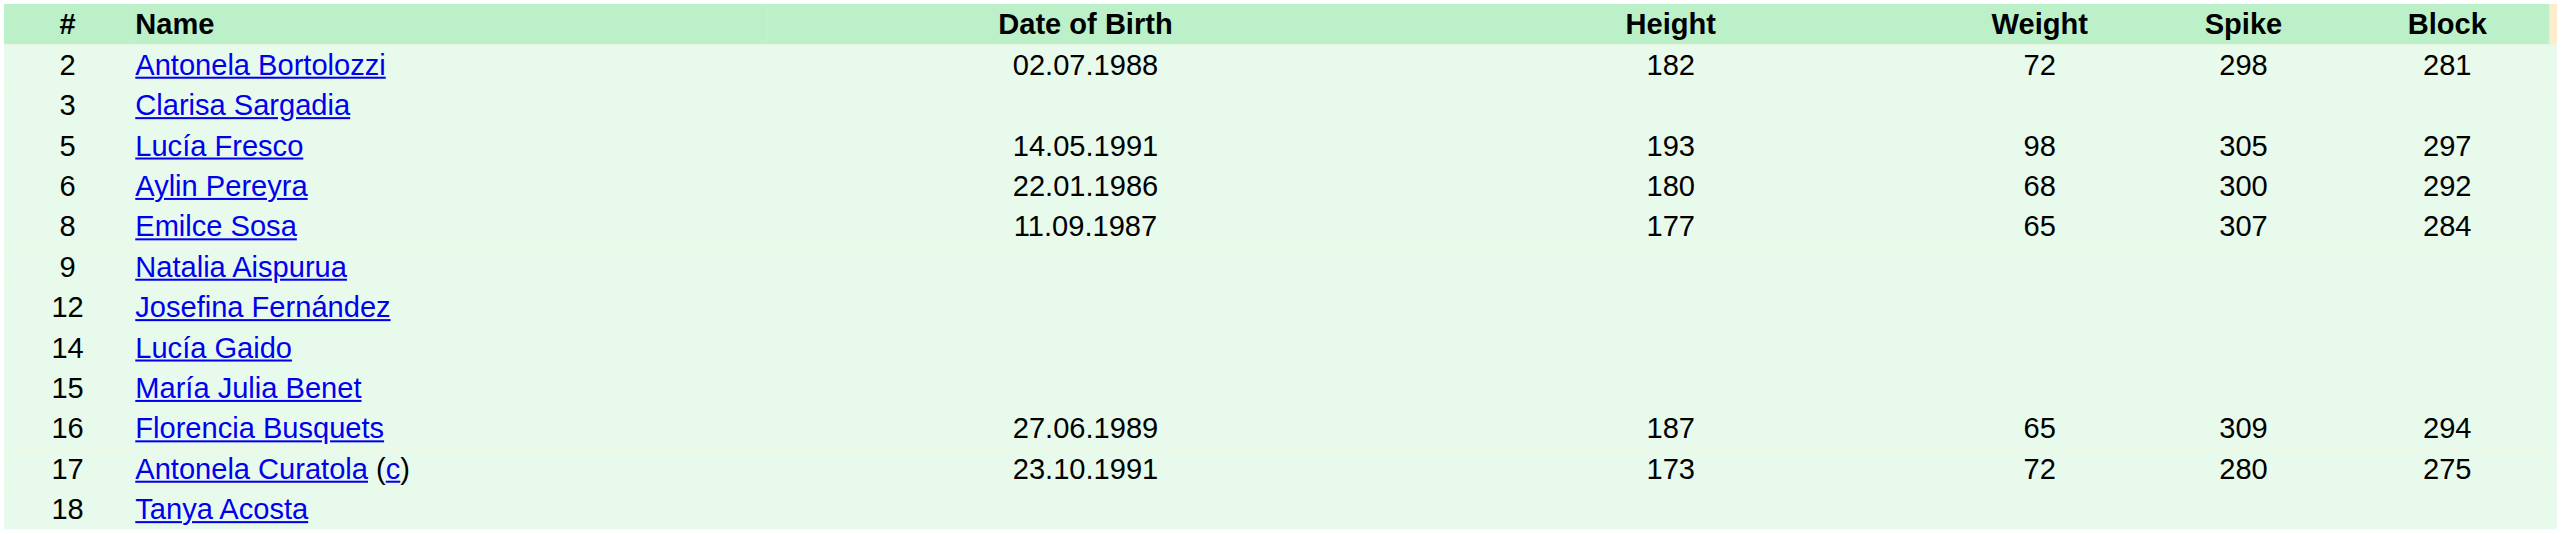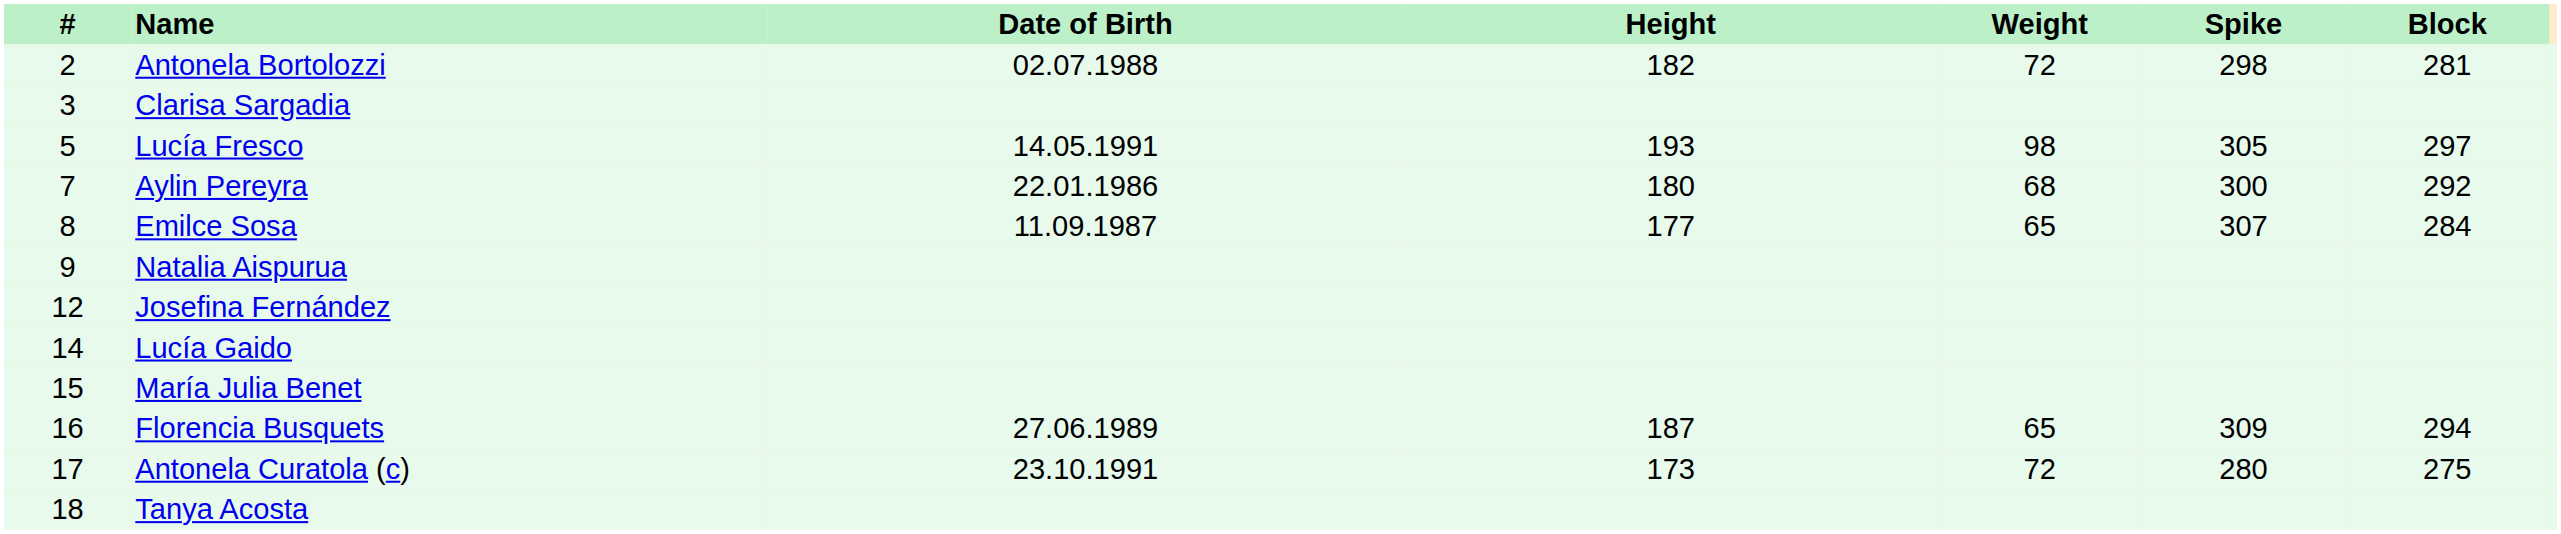(68, 186) 6 -> (68, 186) 7
